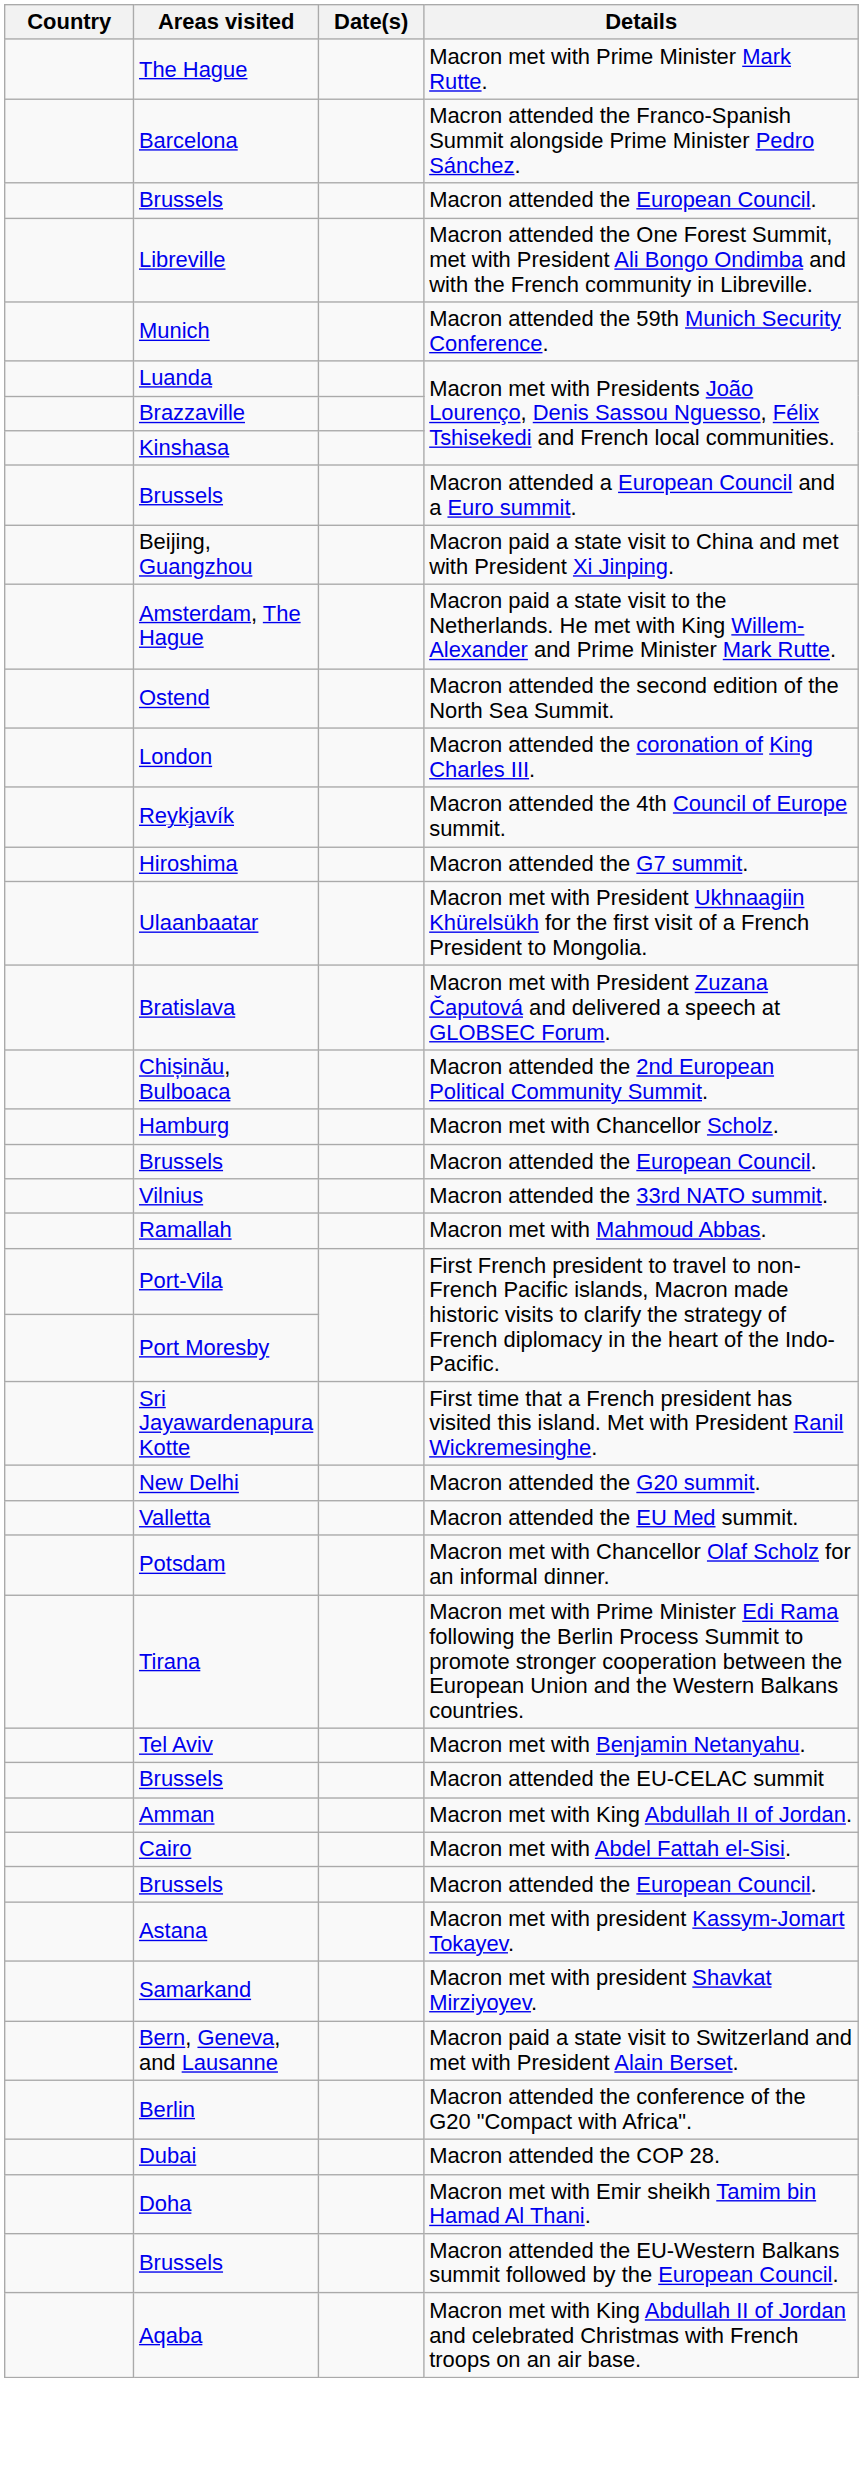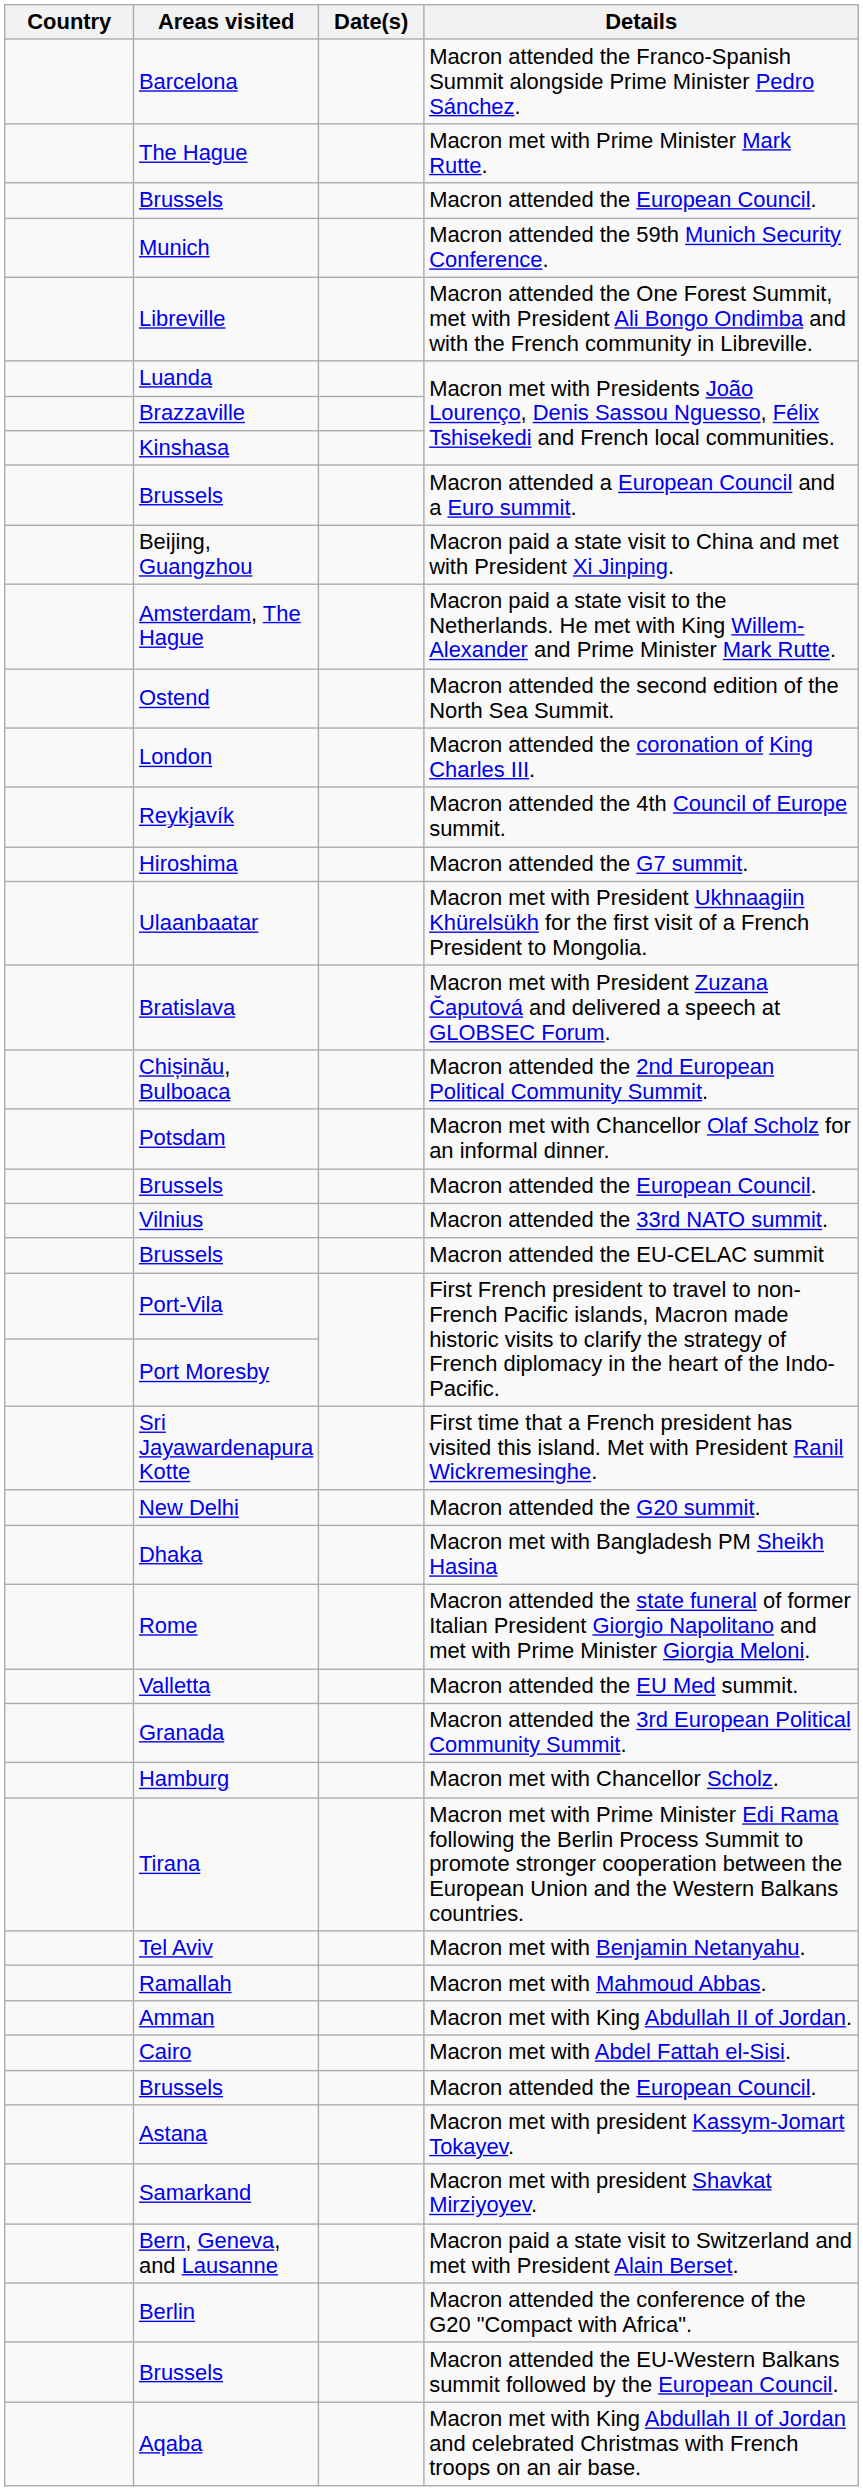rows swapped: (188, 140) <-> (193, 68)
rows swapped: (174, 331) <-> (182, 259)
rows swapped: (182, 1564) <-> (184, 1126)
rows swapped: (181, 1779) <-> (185, 1230)
+ row: (171, 1554)
+ row: (168, 1626)
+ row: (182, 1732)
- row: (168, 2156)
- row: (165, 2203)
